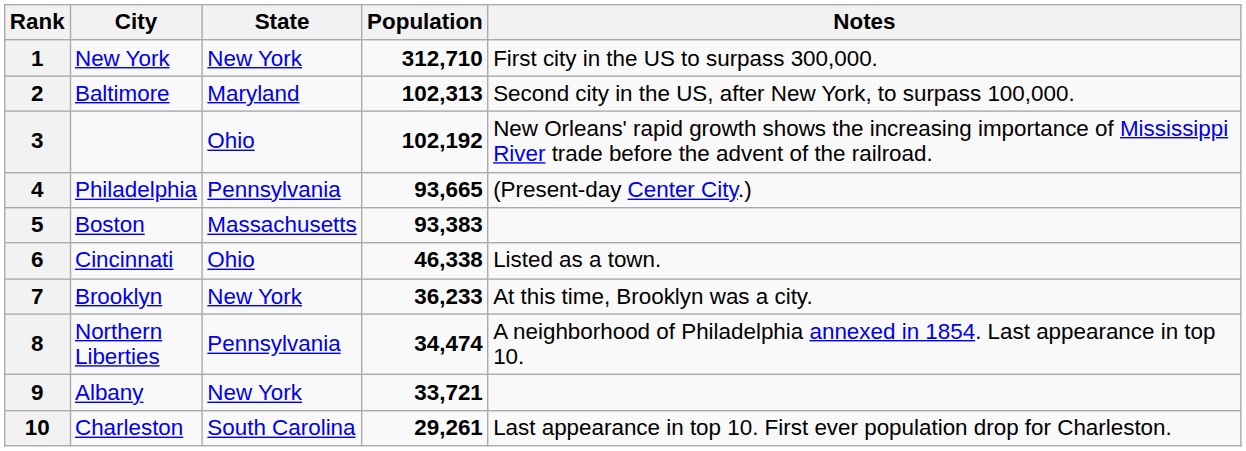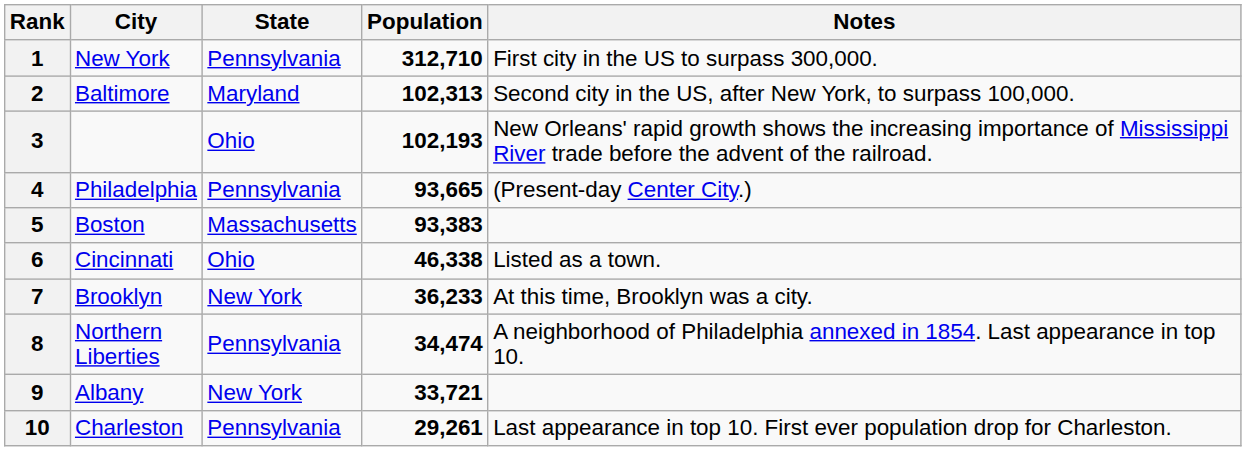(255, 57) New York -> (274, 57) Pennsylvania
(442, 141) 102,192 -> (442, 141) 102,193
(281, 427) South Carolina -> (274, 427) Pennsylvania
